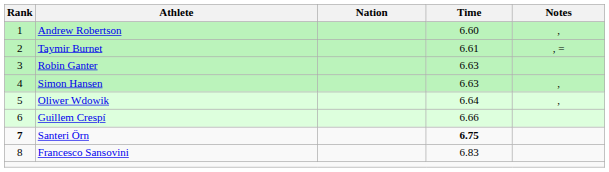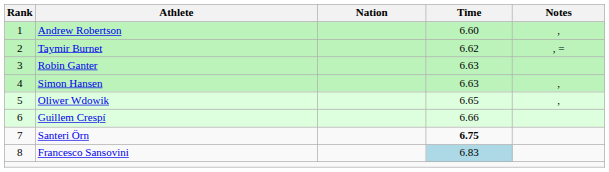(469, 48) 6.61 -> (469, 48) 6.62
(469, 100) 6.64 -> (469, 100) 6.65
(20, 135) bold -> (20, 135) normal
(469, 153) no background -> (469, 153) lightblue background
